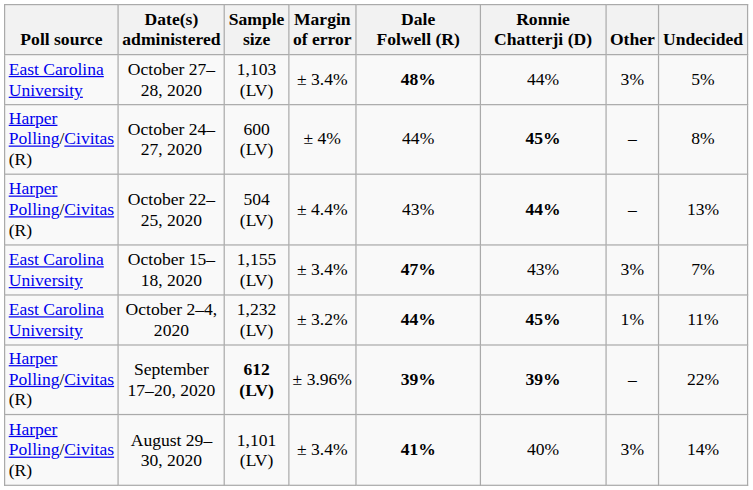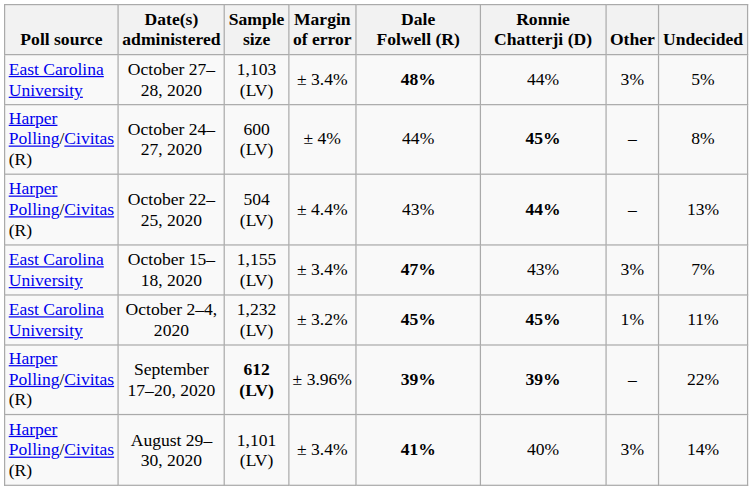(418, 319) 44% -> (418, 319) 45%
